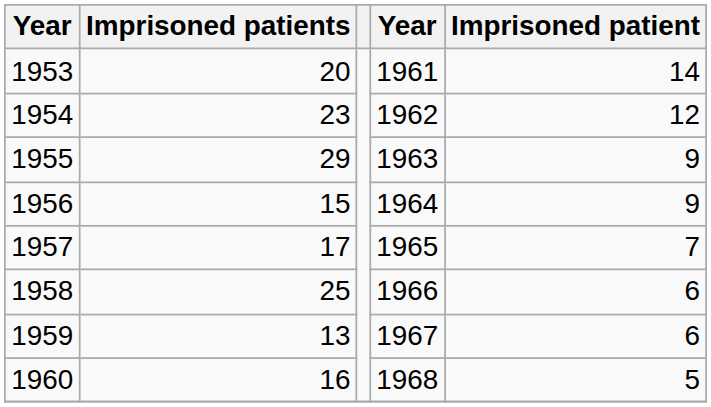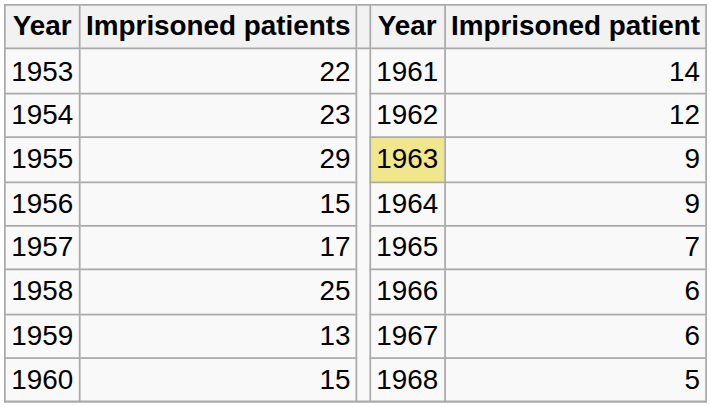(335, 70) 20 -> (335, 70) 22
(407, 159) no background -> (407, 159) khaki background
(335, 379) 16 -> (335, 379) 15
